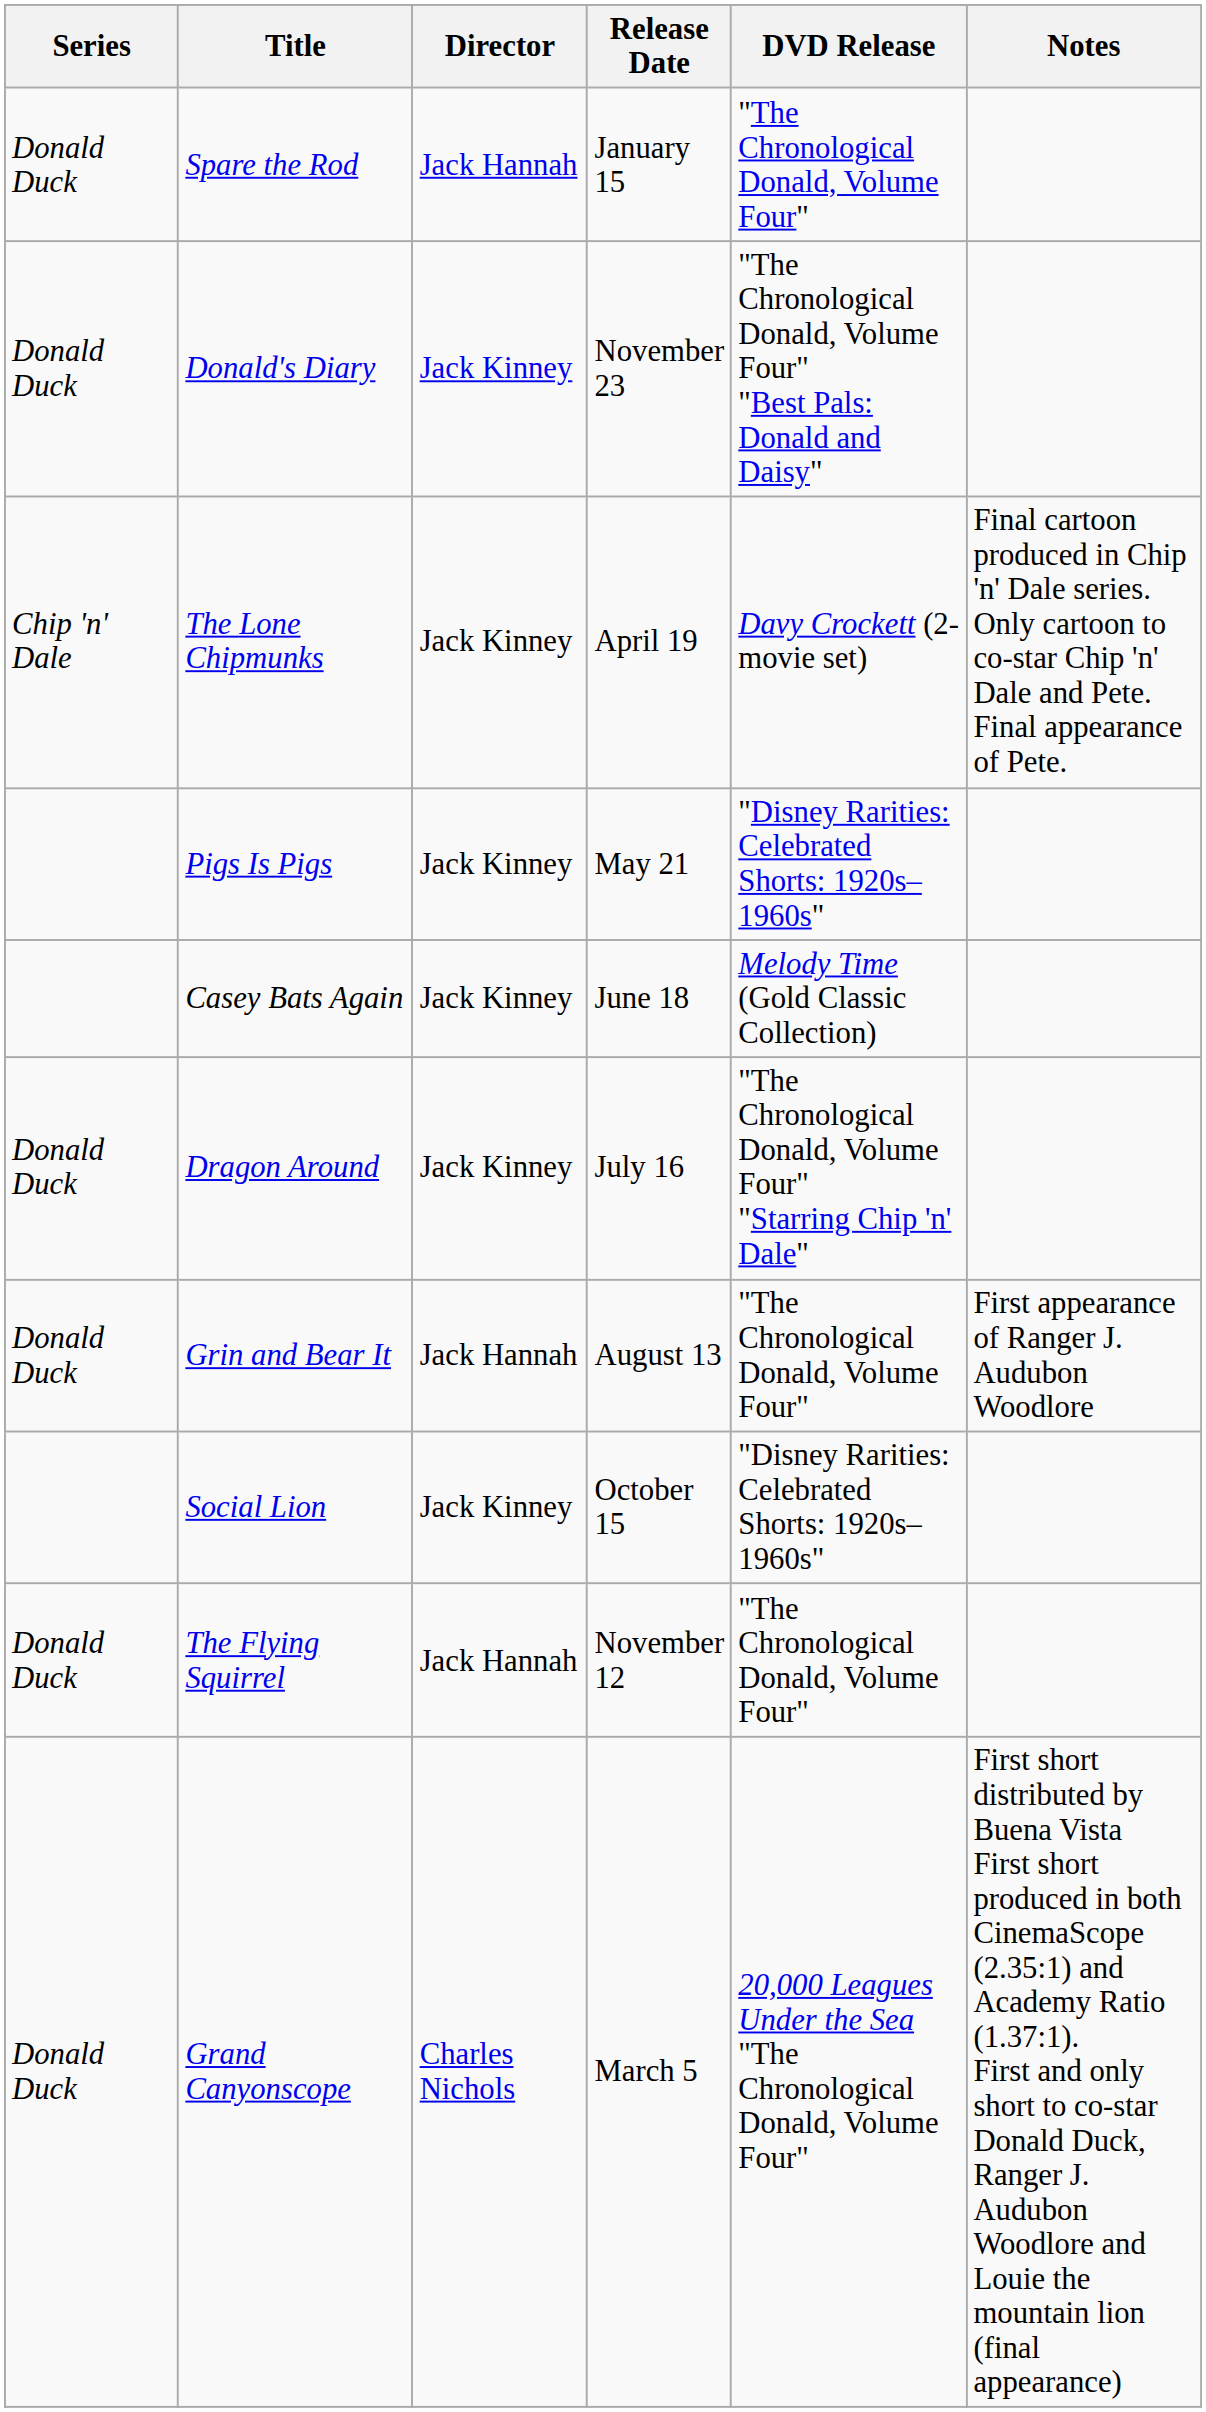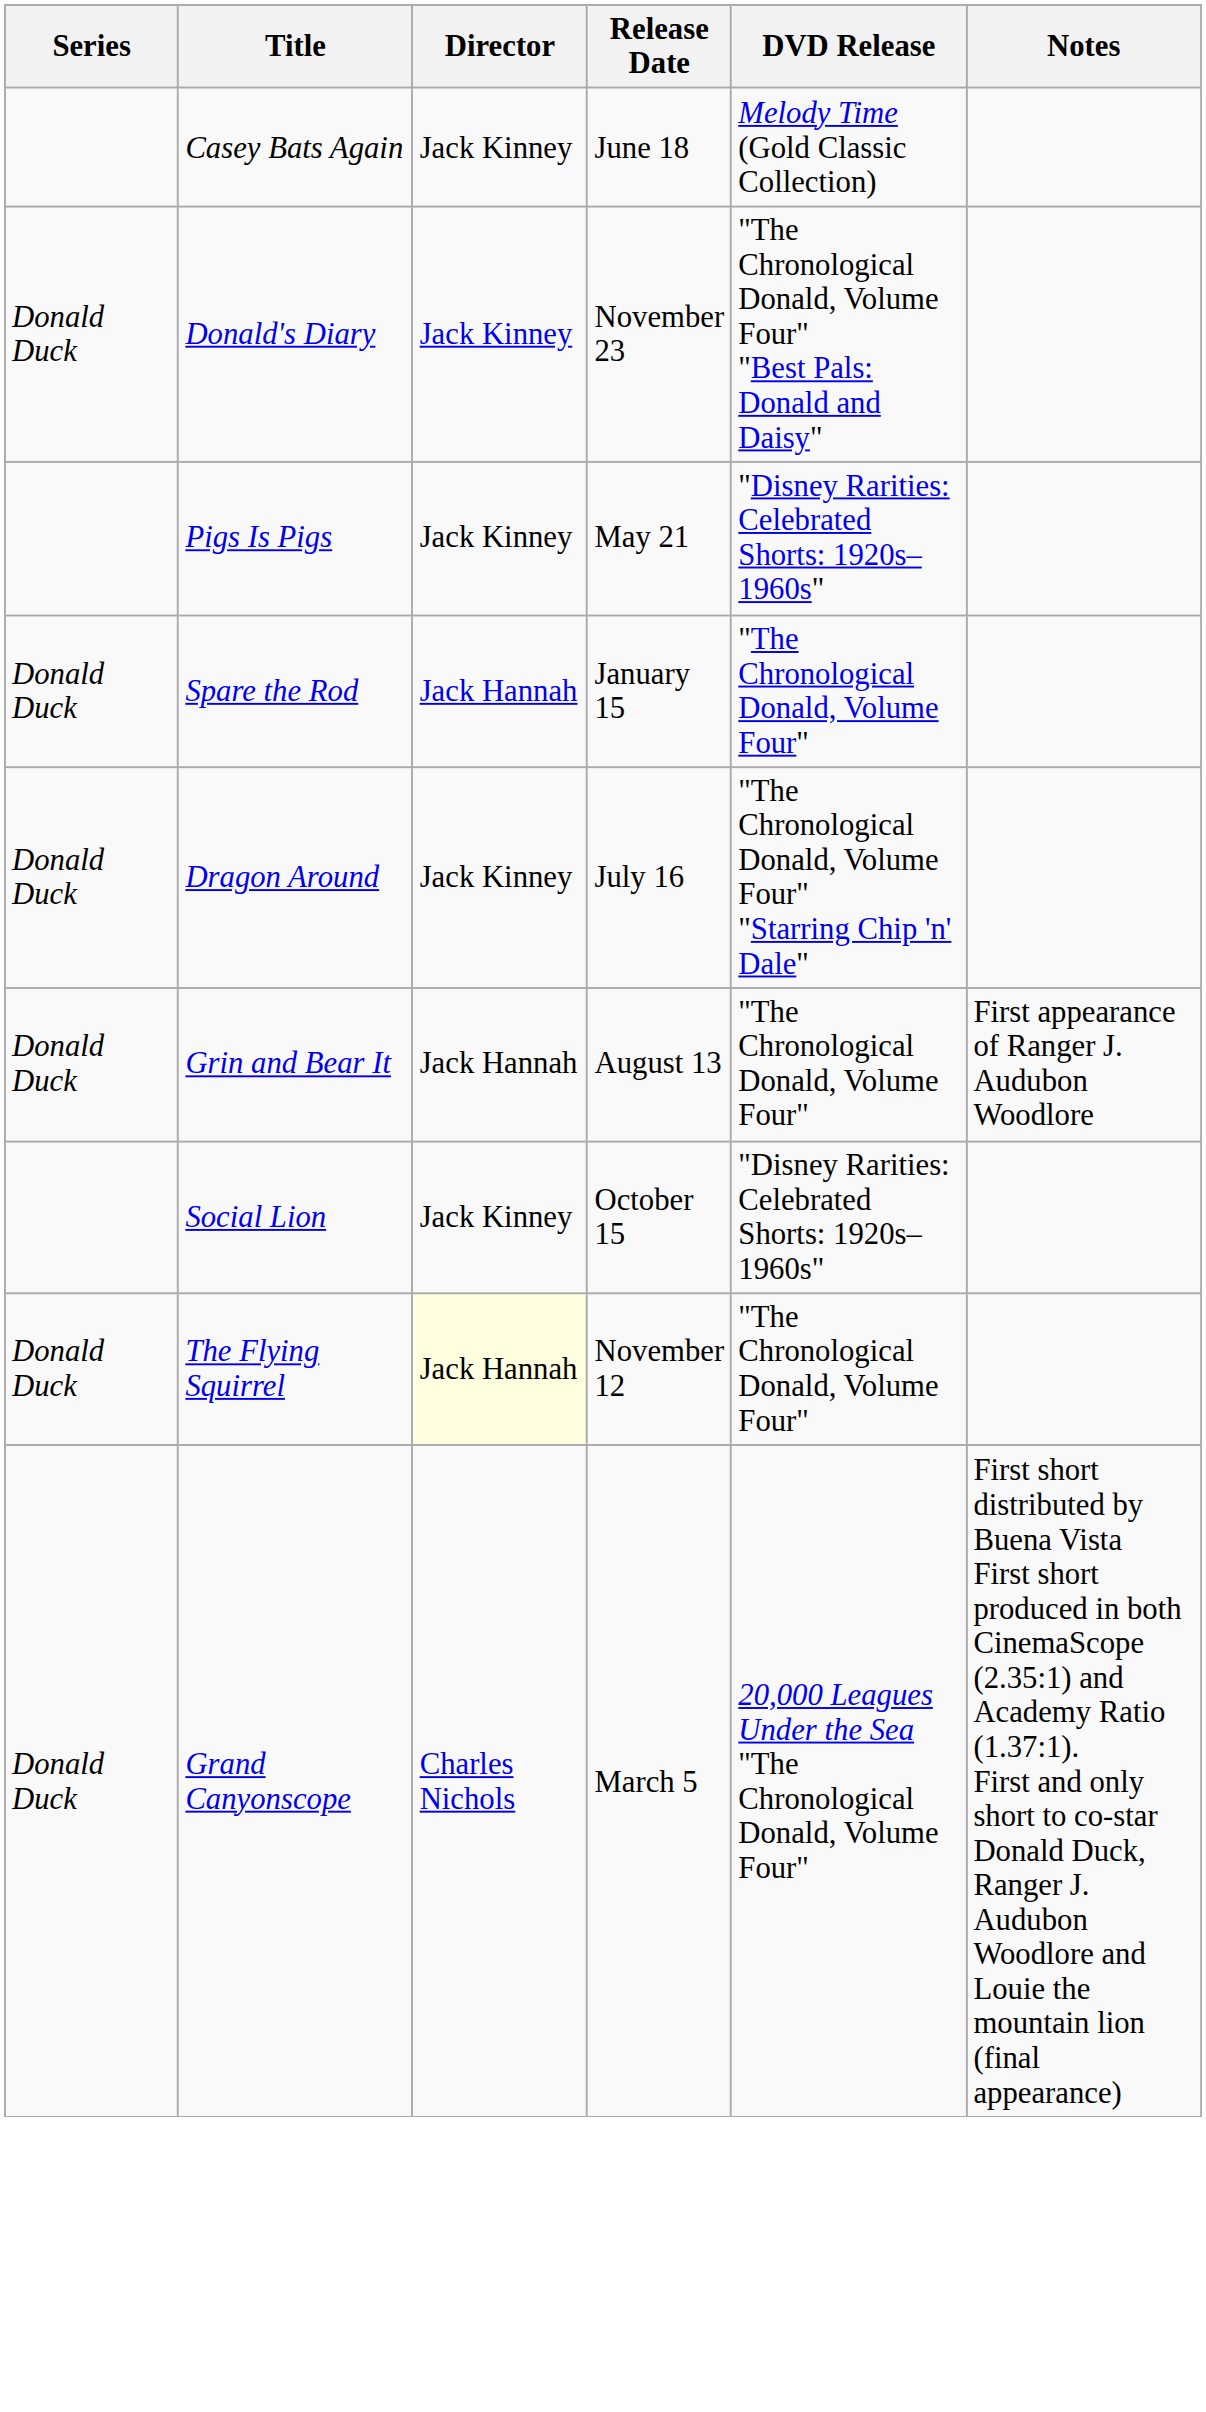rows swapped: (272, 163) <-> (294, 998)
- row: (254, 641)
(499, 1659) no background -> (499, 1369) lightyellow background
